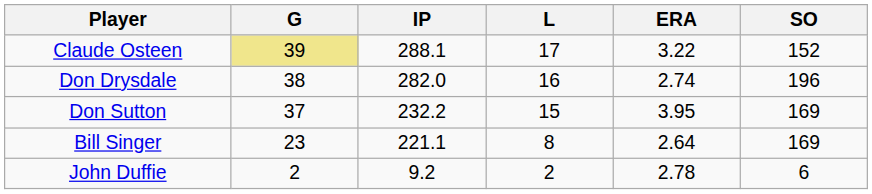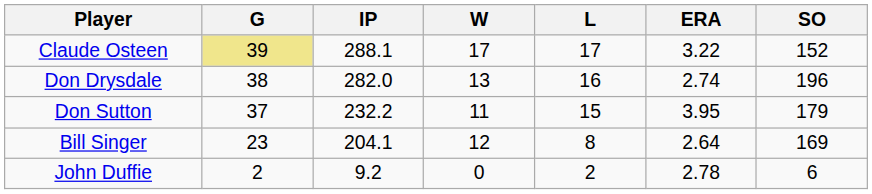+ column: (479, 19)
(804, 111) 169 -> (812, 111) 179
(422, 142) 221.1 -> (368, 142) 204.1
